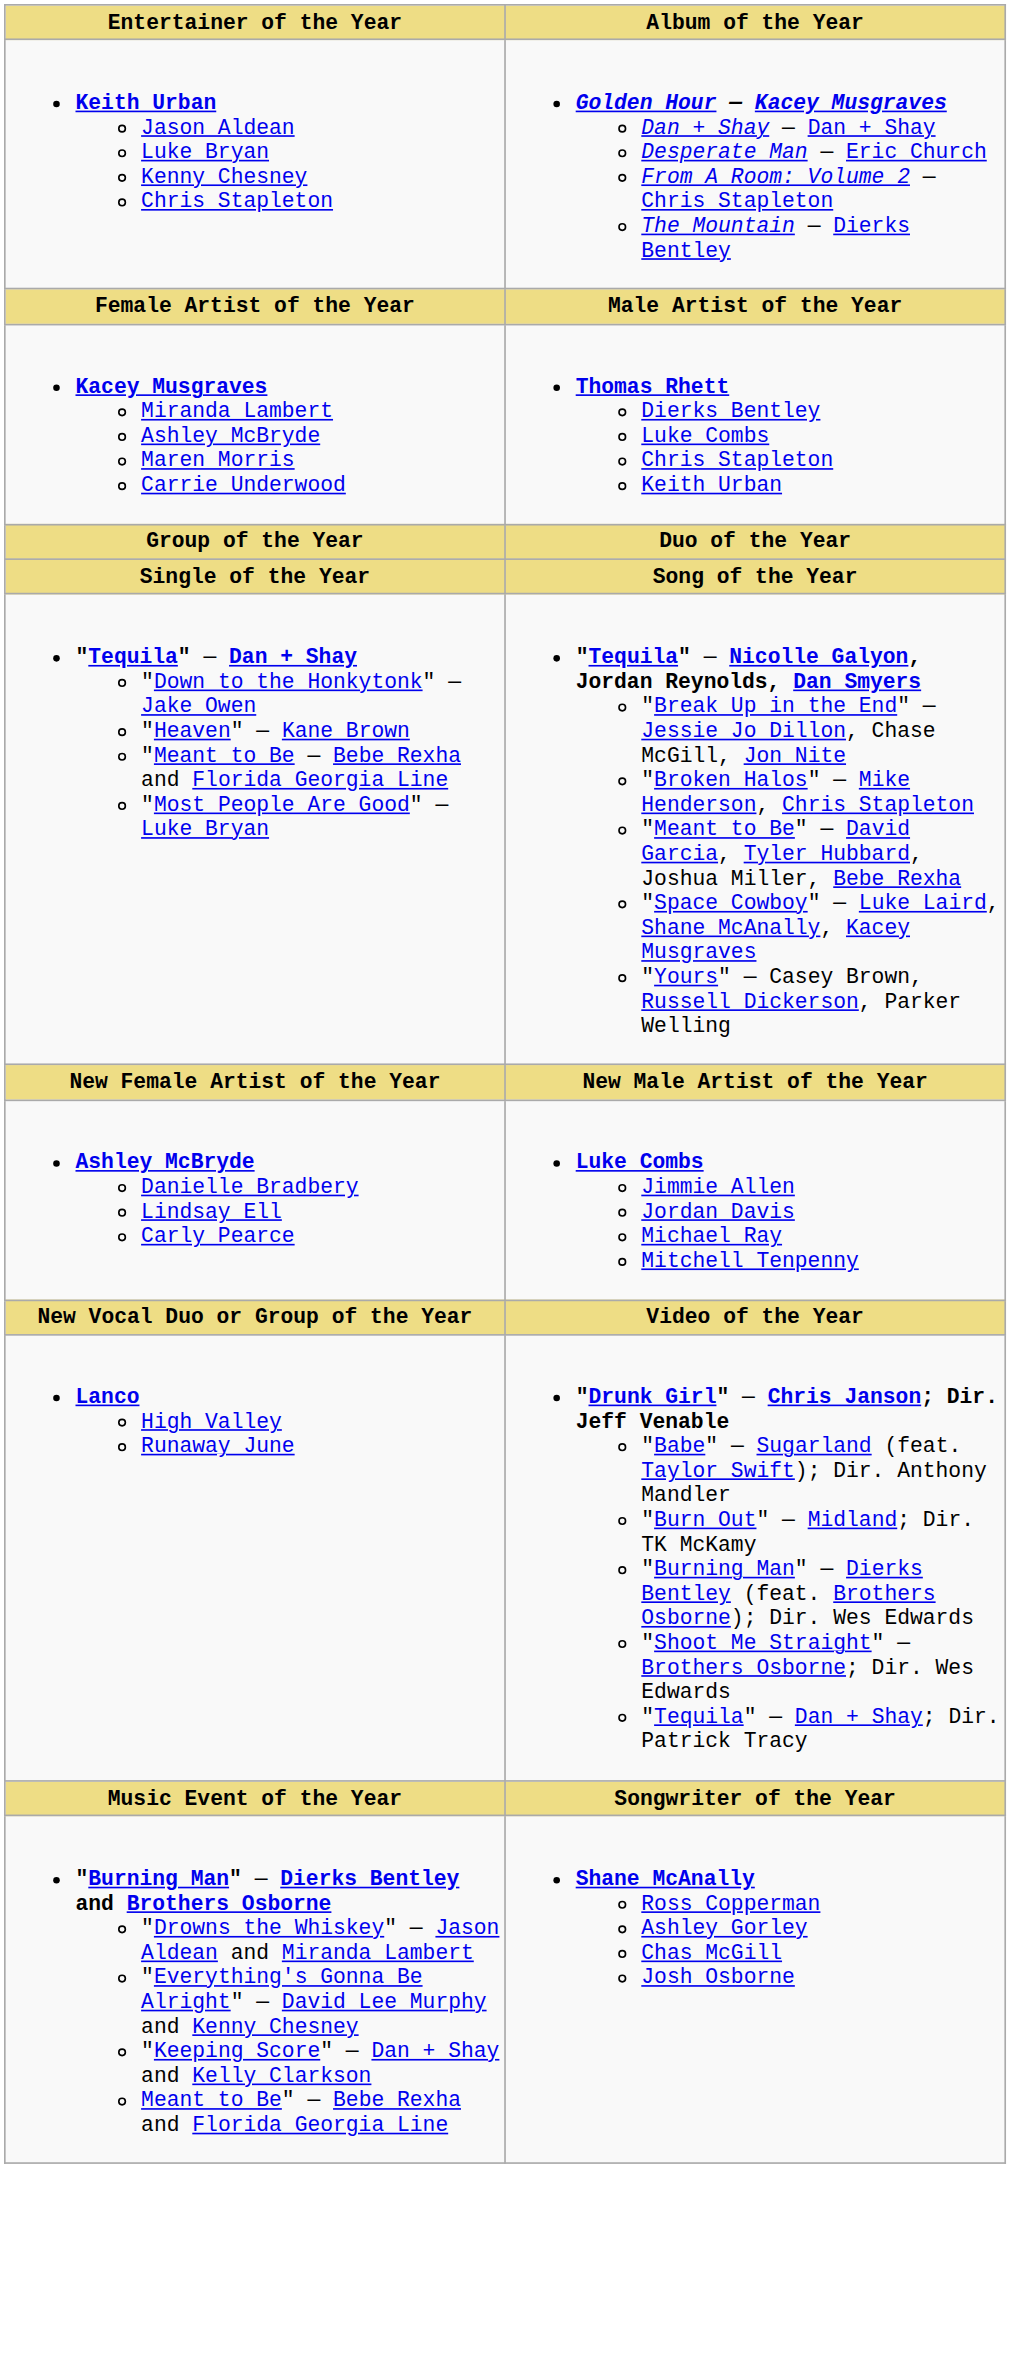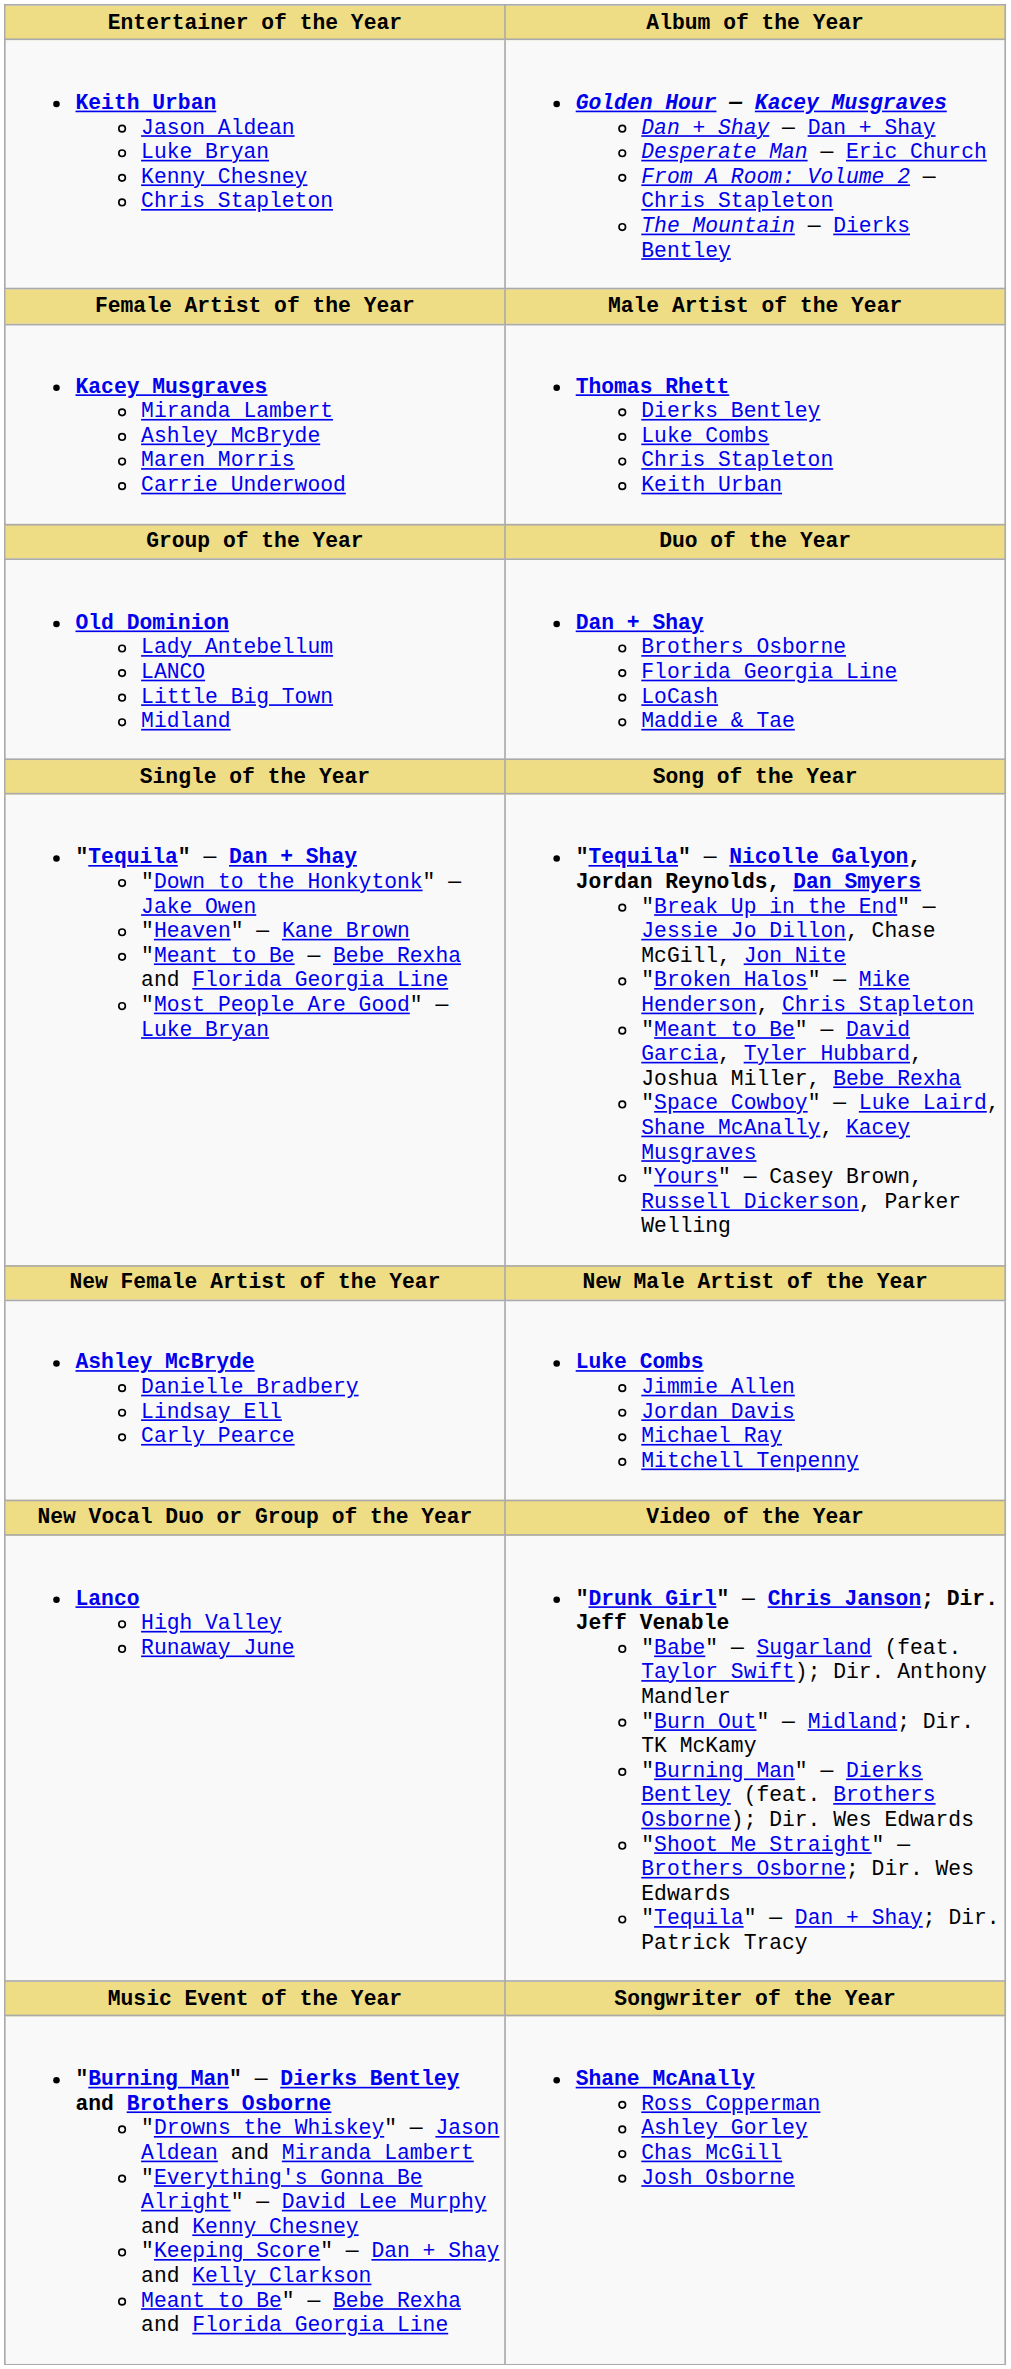+ row: (255, 672)
